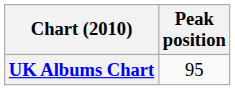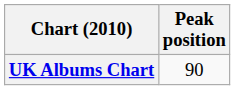(194, 69) 95 -> (194, 69) 90
